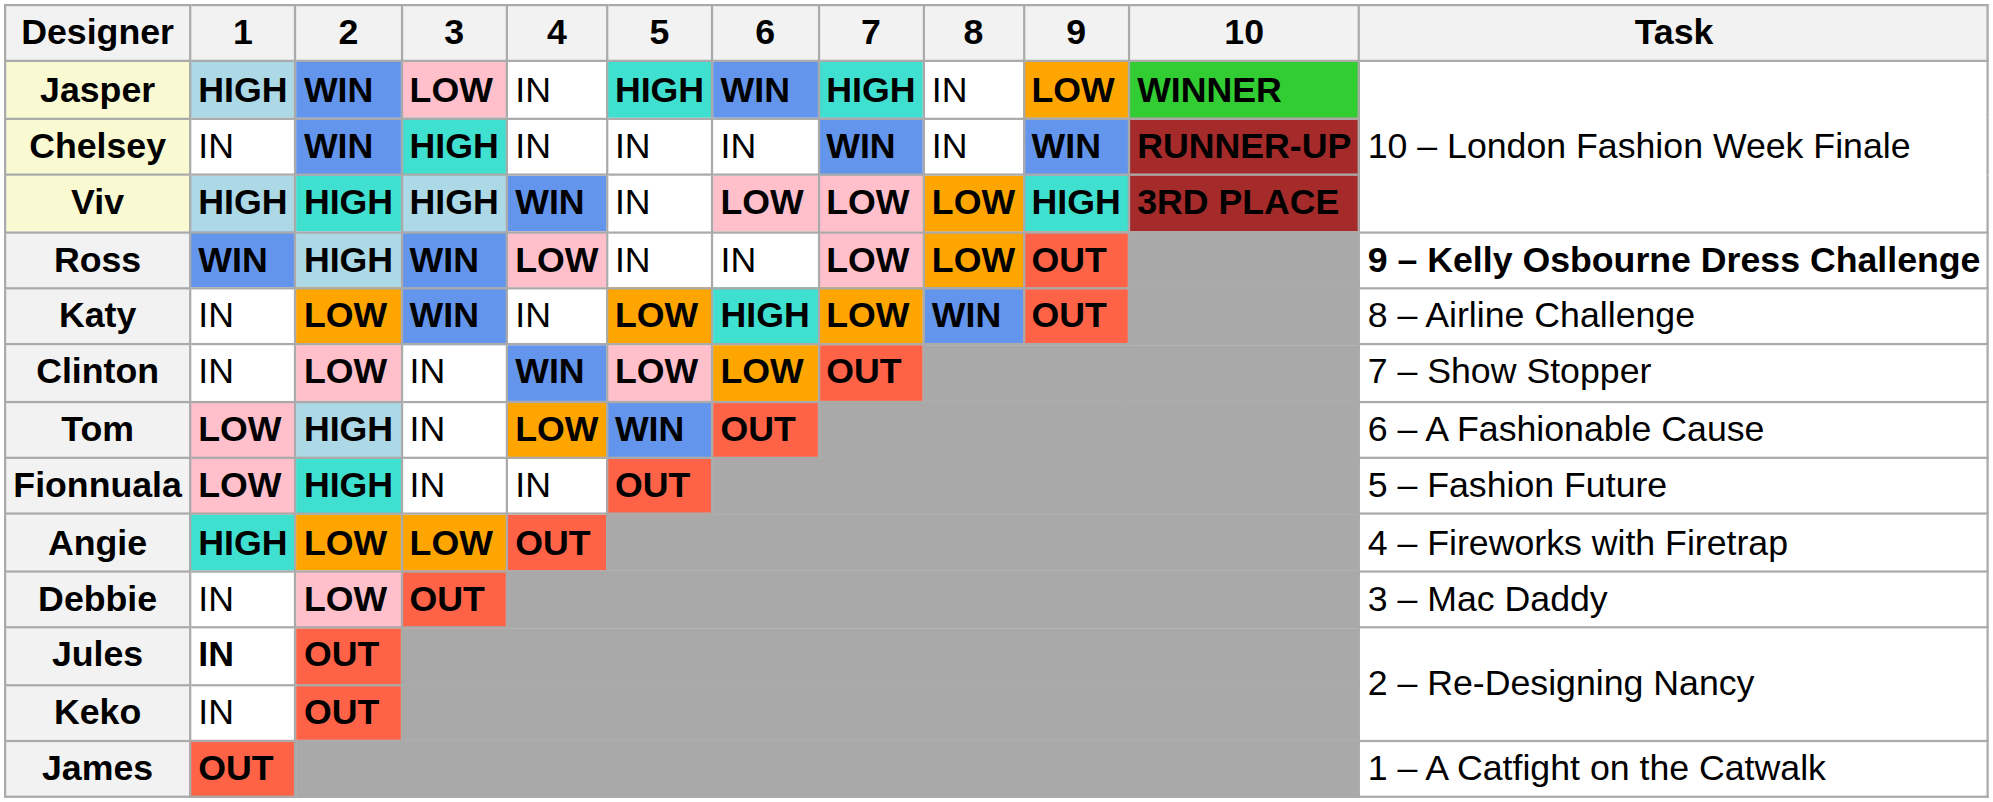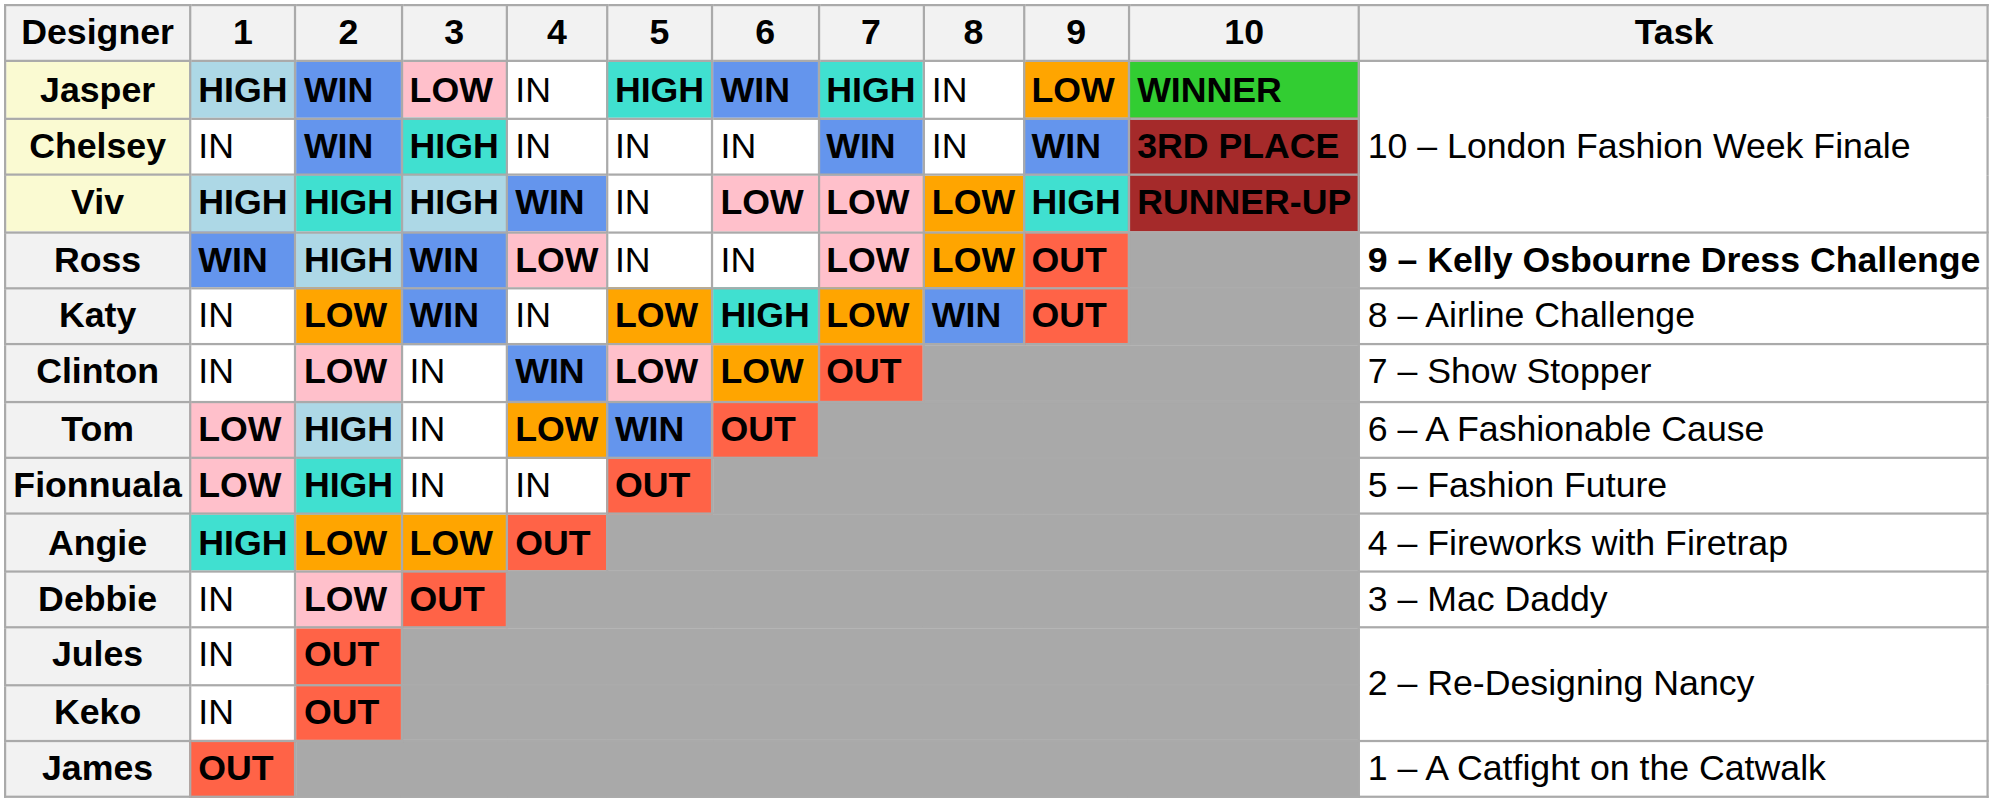(1244, 145) RUNNER-UP -> (1238, 145) 3RD PLACE
(1238, 202) 3RD PLACE -> (1244, 202) RUNNER-UP
(216, 655) bold -> (216, 655) normal
